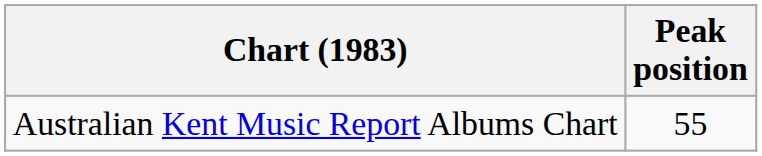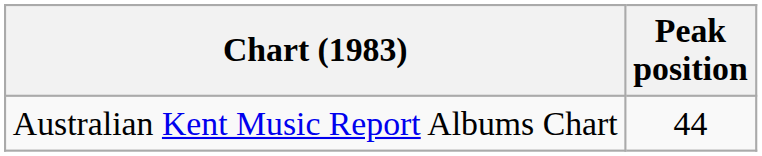(690, 122) 55 -> (690, 122) 44
